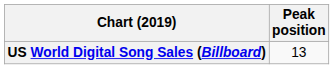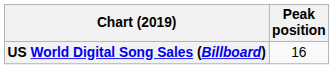(299, 52) 13 -> (299, 52) 16
